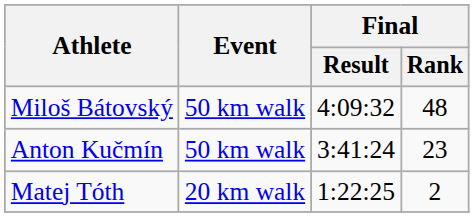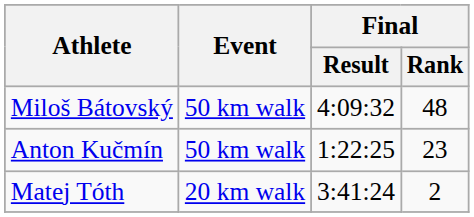(356, 149) 3:41:24 -> (356, 149) 1:22:25
(356, 191) 1:22:25 -> (356, 191) 3:41:24
